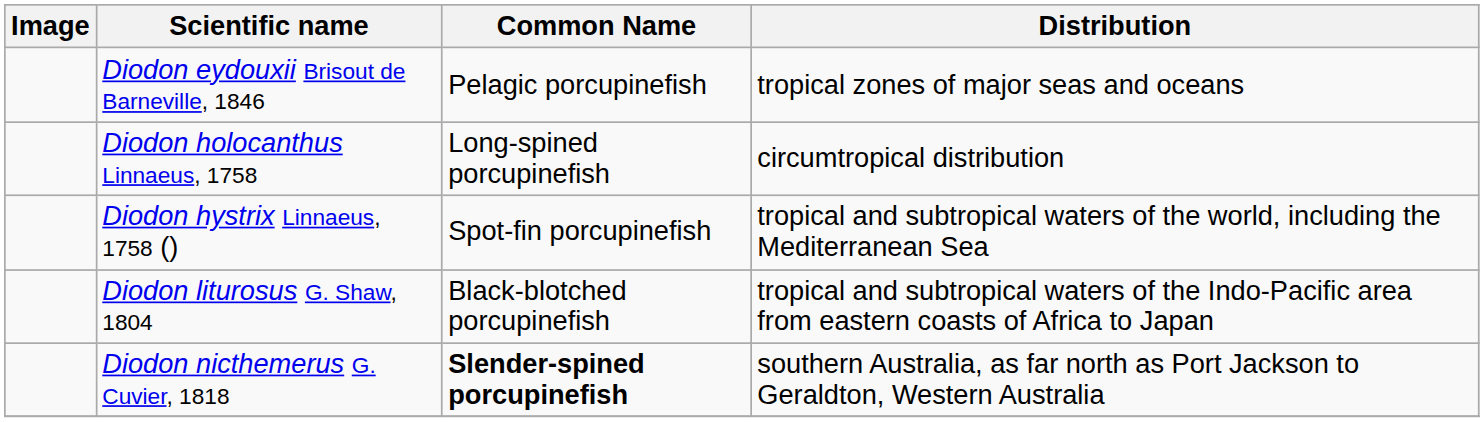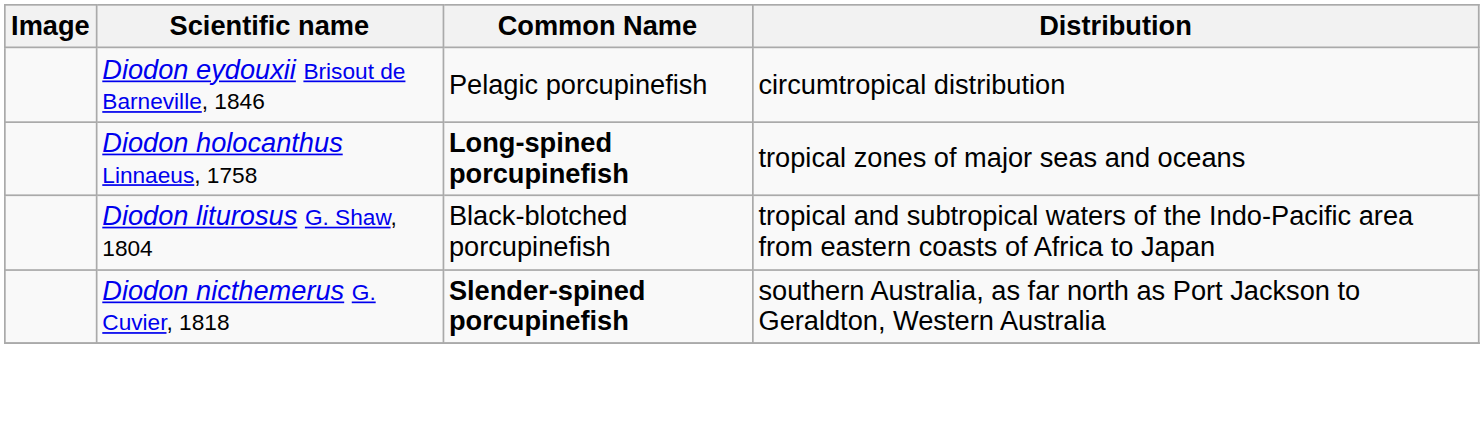(1001, 84) tropical zones of major seas and oceans -> (912, 84) circumtropical distribution
(529, 158) normal -> (539, 158) bold
(911, 158) circumtropical distribution -> (1002, 158) tropical zones of major seas and oceans
- row: (241, 231)
